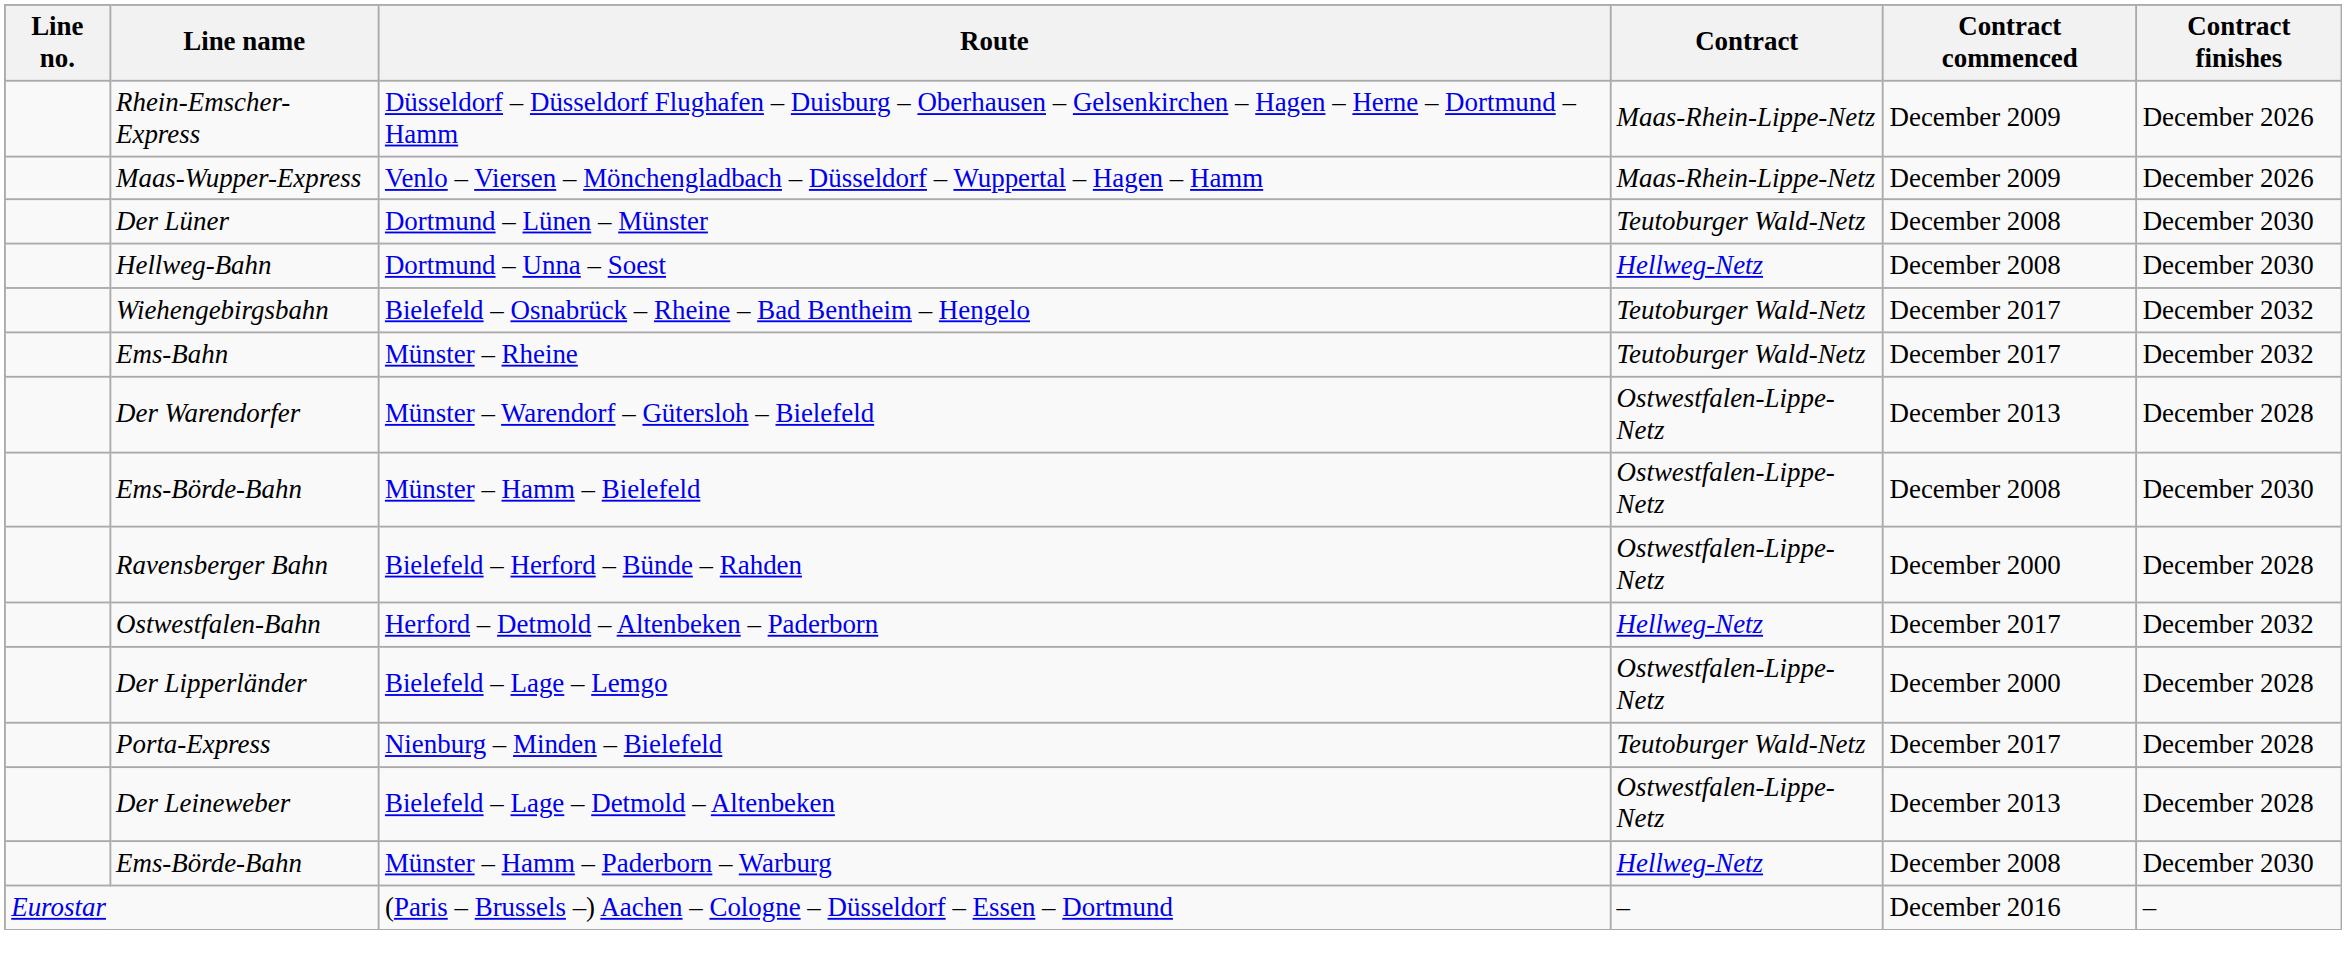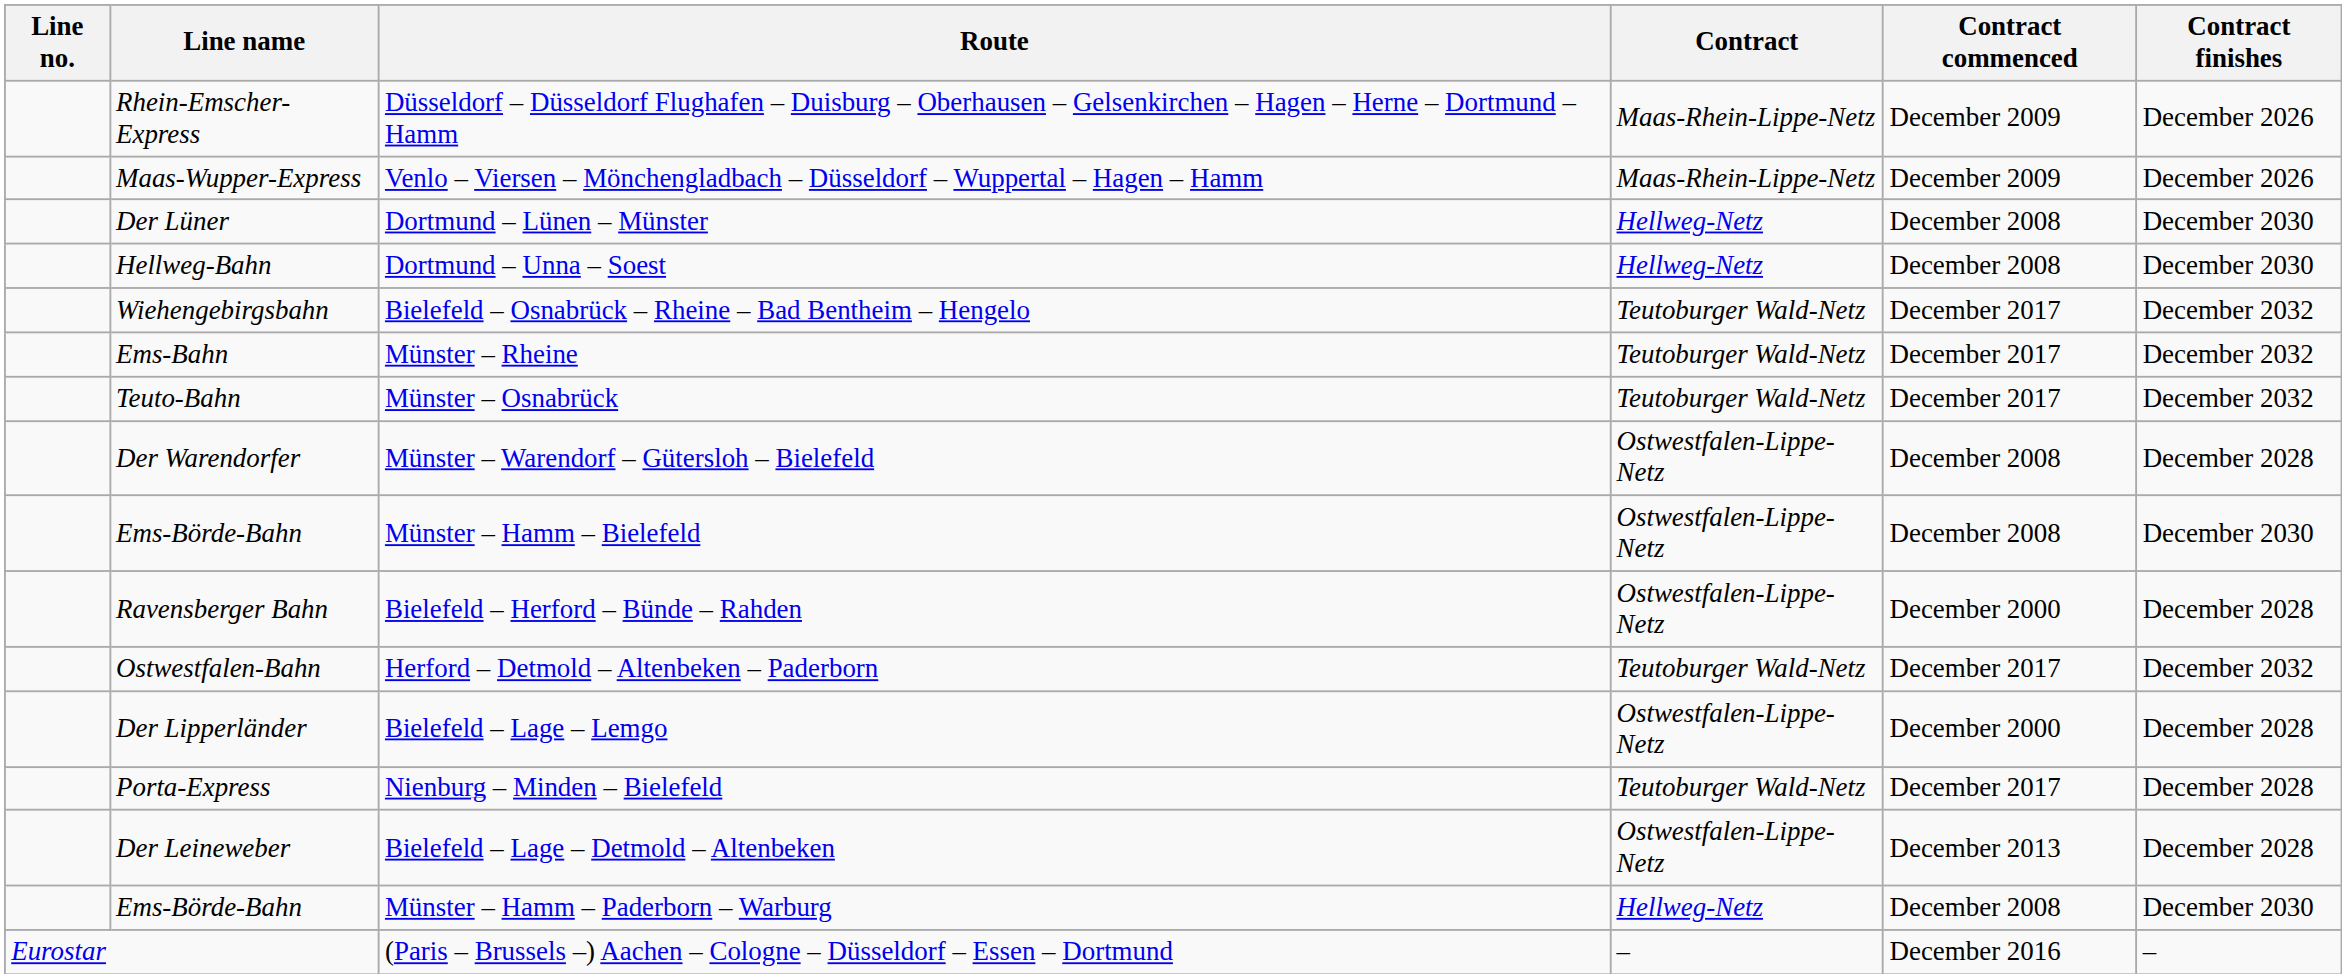(1741, 221) Teutoburger Wald-Netz -> (1690, 221) Hellweg-Netz
+ row: (502, 397)
(1975, 413) December 2013 -> (1975, 457) December 2008
(1690, 623) Hellweg-Netz -> (1741, 667) Teutoburger Wald-Netz
